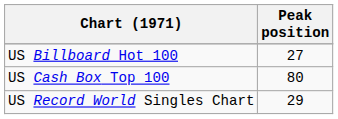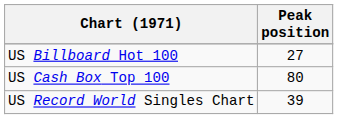(295, 102) 29 -> (295, 102) 39
